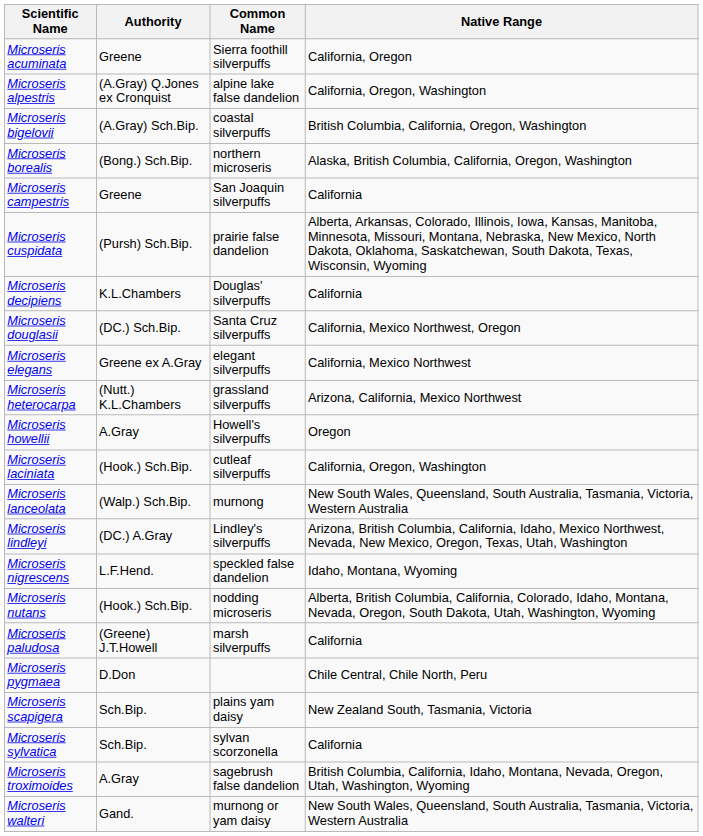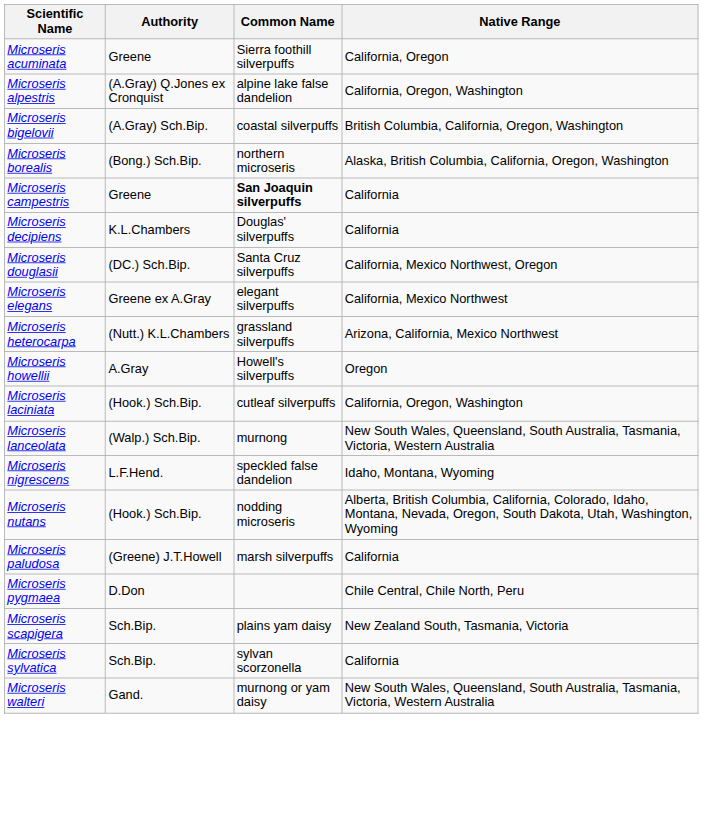(249, 195) normal -> (275, 195) bold
- row: (37, 244)
- row: (37, 536)
- row: (40, 779)
